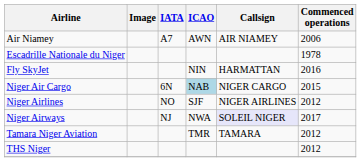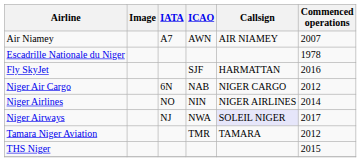(311, 39) 2006 -> (311, 39) 2007
(197, 70) NIN -> (196, 70) SJF
(199, 86) lightblue background -> (199, 86) no background
(311, 86) 2015 -> (311, 86) 2012
(196, 102) SJF -> (197, 102) NIN
(311, 102) 2012 -> (311, 102) 2014
(311, 149) 2012 -> (311, 149) 2015
